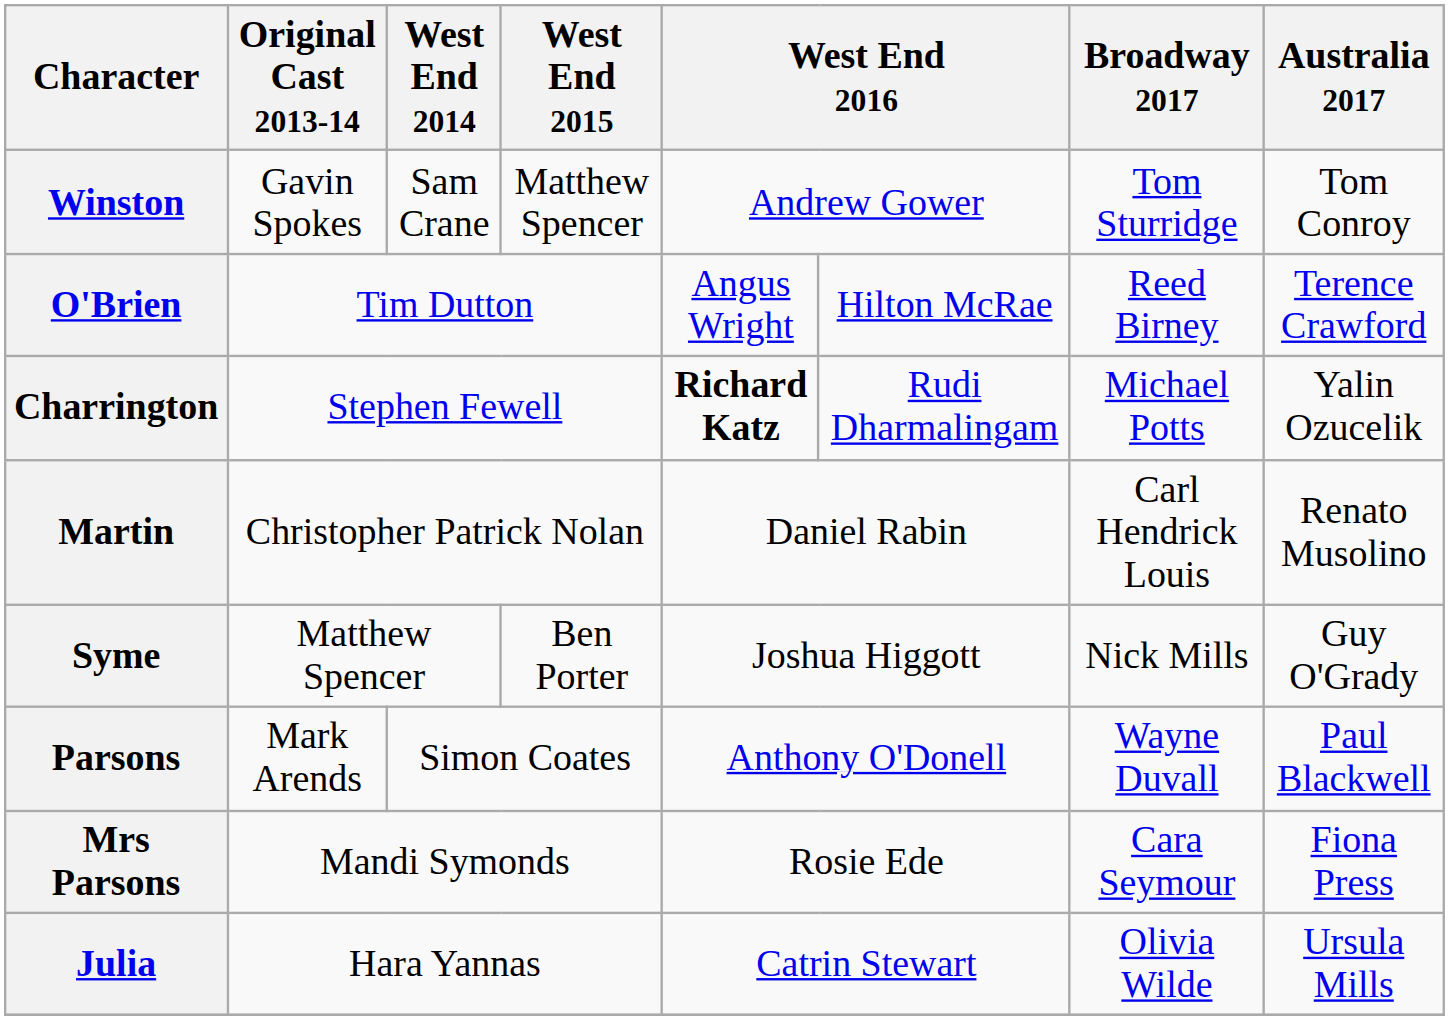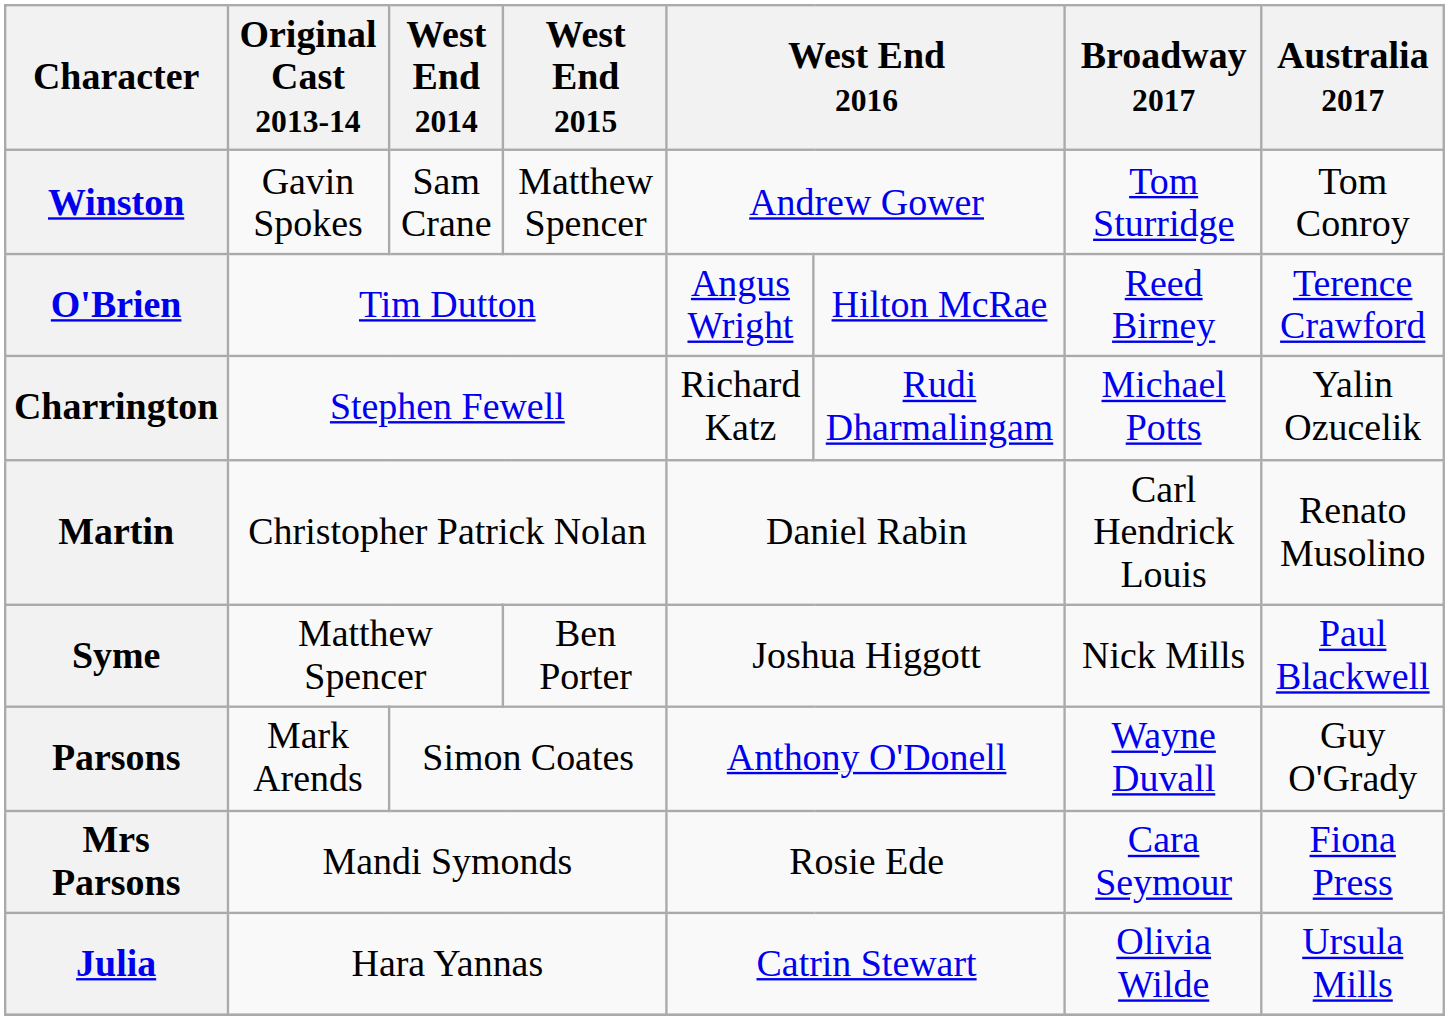(741, 406) bold -> (740, 406) normal
(1354, 655) Guy O'Grady -> (1353, 655) Paul Blackwell
(1354, 758) Paul Blackwell -> (1353, 758) Guy O'Grady
